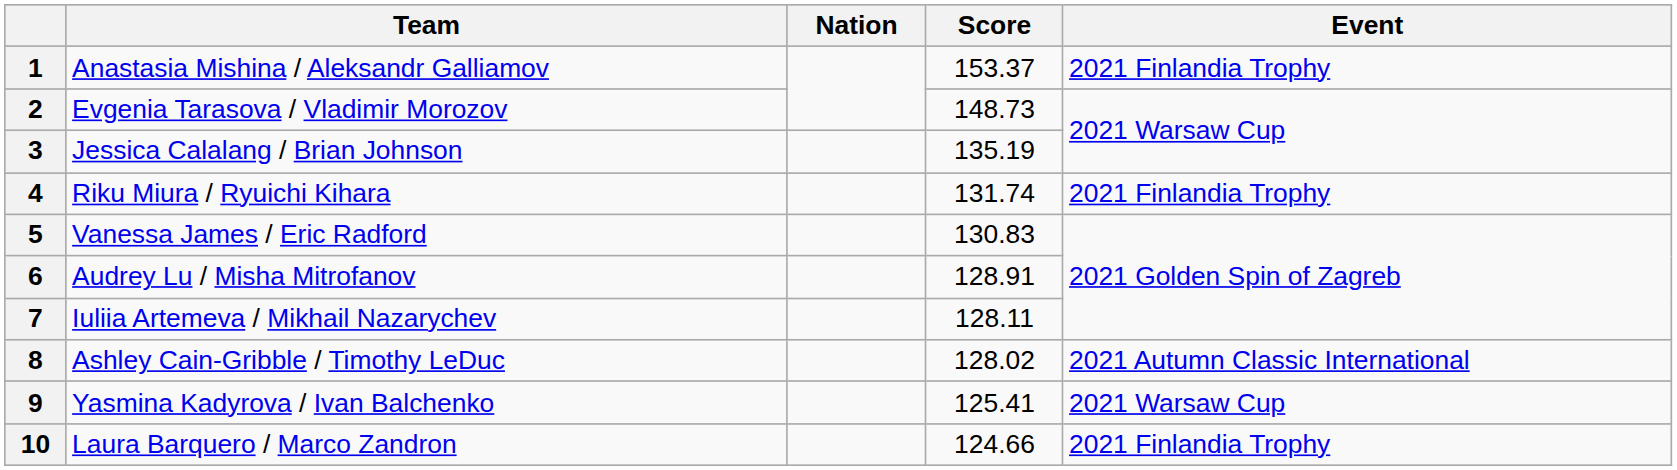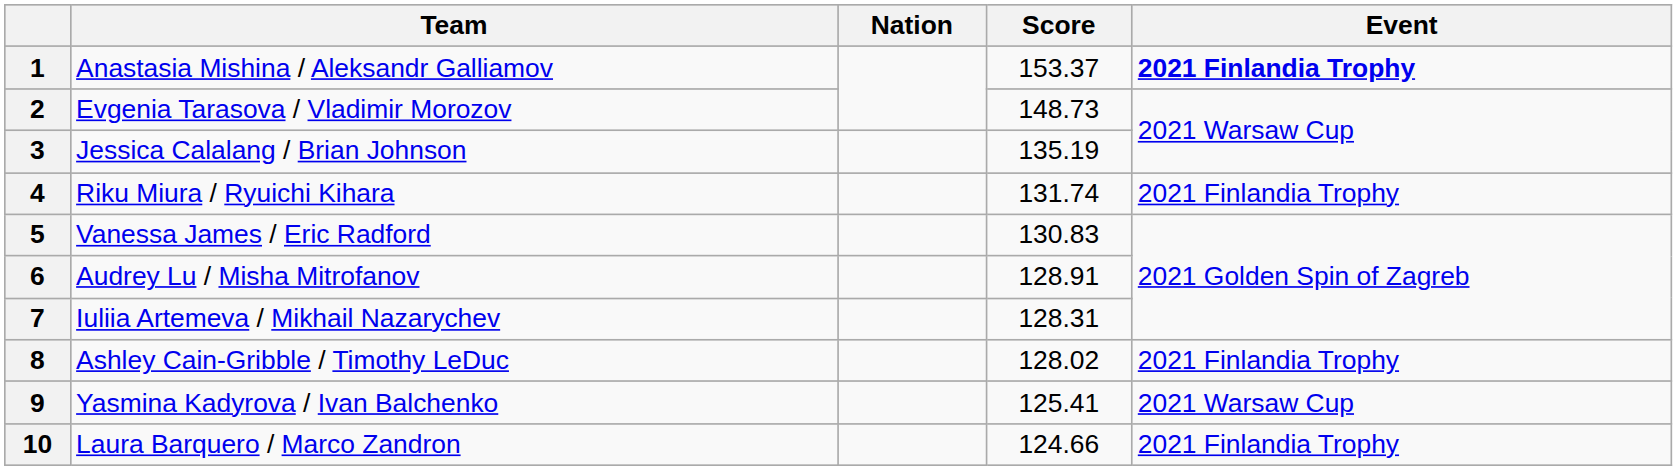(1200, 67) normal -> (1276, 67) bold
(994, 318) 128.11 -> (1059, 318) 128.31
(1269, 360) 2021 Autumn Classic International -> (1268, 360) 2021 Finlandia Trophy
